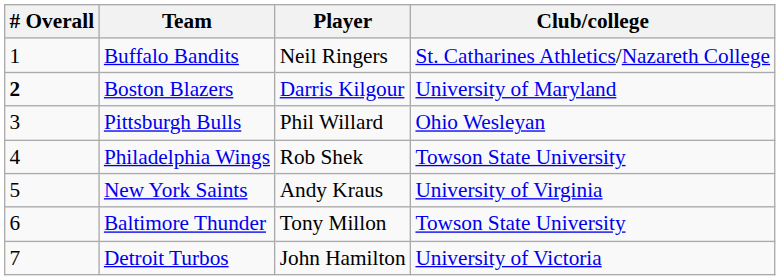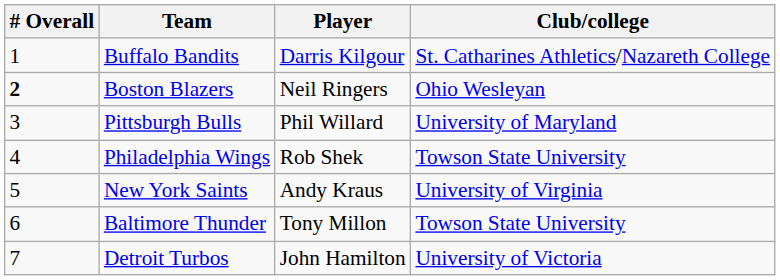(334, 55) Neil Ringers -> (342, 55) Darris Kilgour
(342, 88) Darris Kilgour -> (334, 88) Neil Ringers
(516, 88) University of Maryland -> (480, 88) Ohio Wesleyan
(480, 122) Ohio Wesleyan -> (516, 122) University of Maryland
